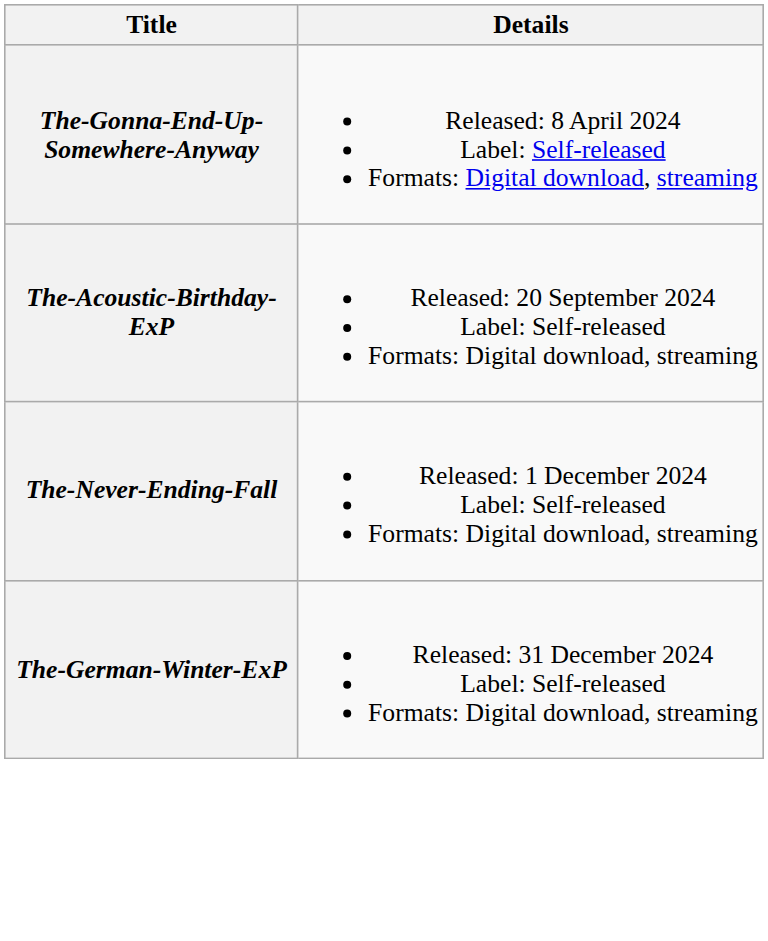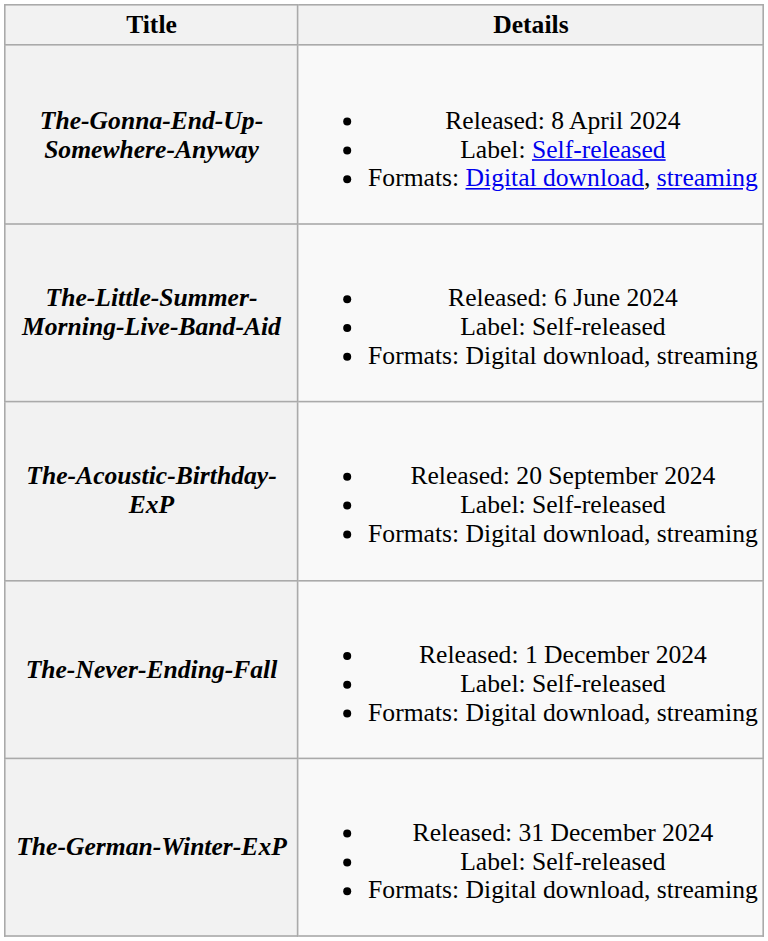+ row: (151, 312)
